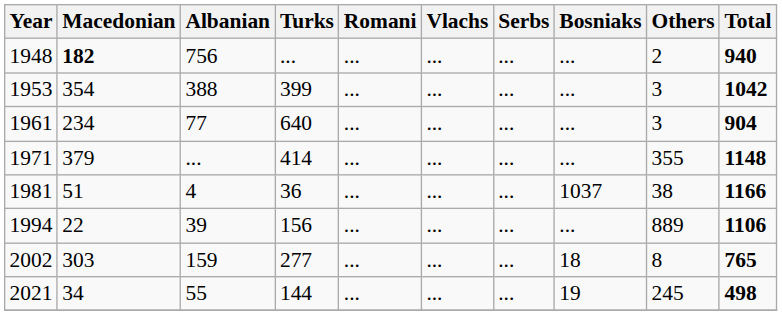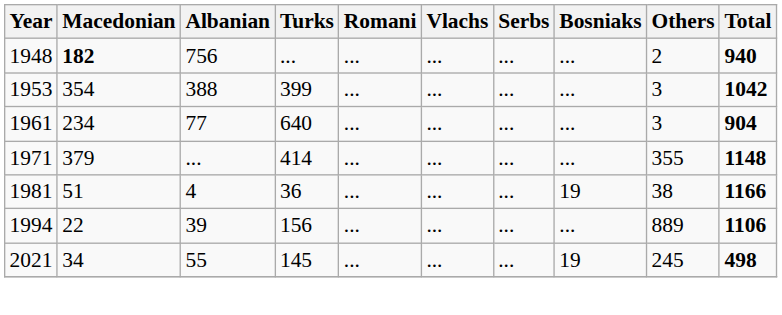(581, 191) 1037 -> (570, 191) 19
- row: (31, 259)
(296, 293) 144 -> (296, 259) 145
